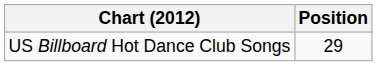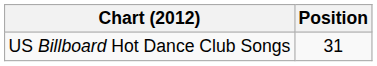(333, 46) 29 -> (333, 46) 31
